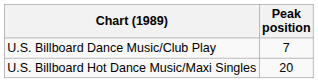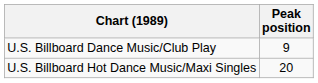(286, 48) 7 -> (286, 48) 9
